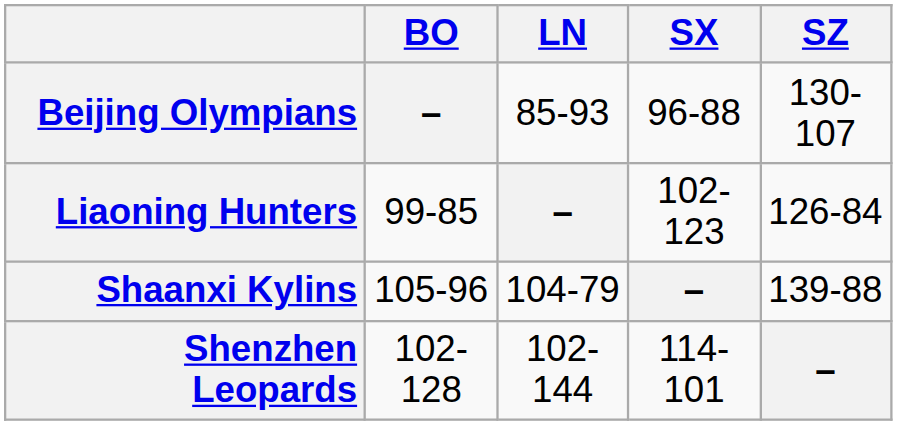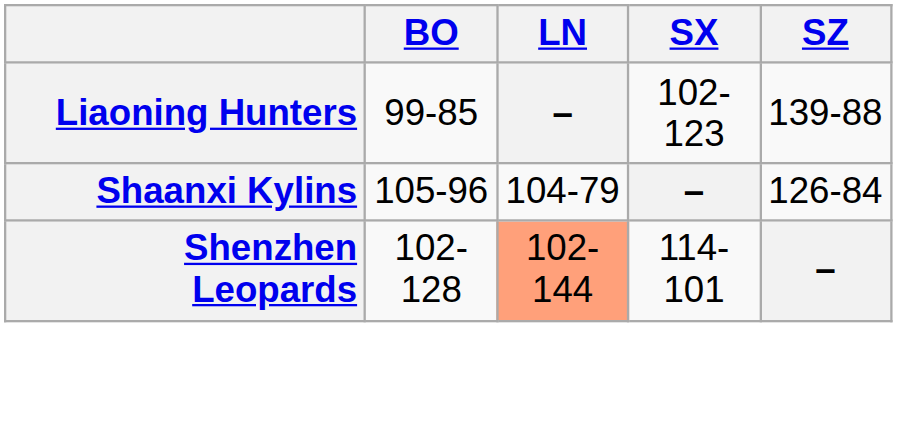- row: (197, 112)
(825, 211) 126-84 -> (825, 112) 139-88
(825, 290) 139-88 -> (825, 190) 126-84
(563, 369) no background -> (563, 269) lightsalmon background
